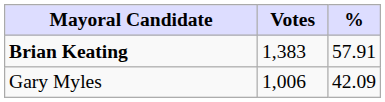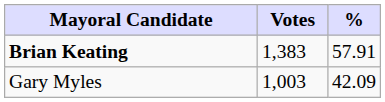(284, 81) 1,006 -> (284, 81) 1,003
